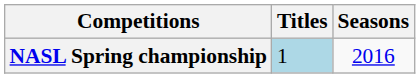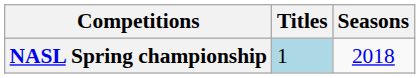(373, 55) 2016 -> (373, 55) 2018
